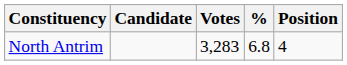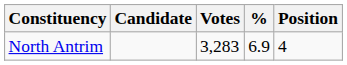(259, 45) 6.8 -> (259, 45) 6.9
